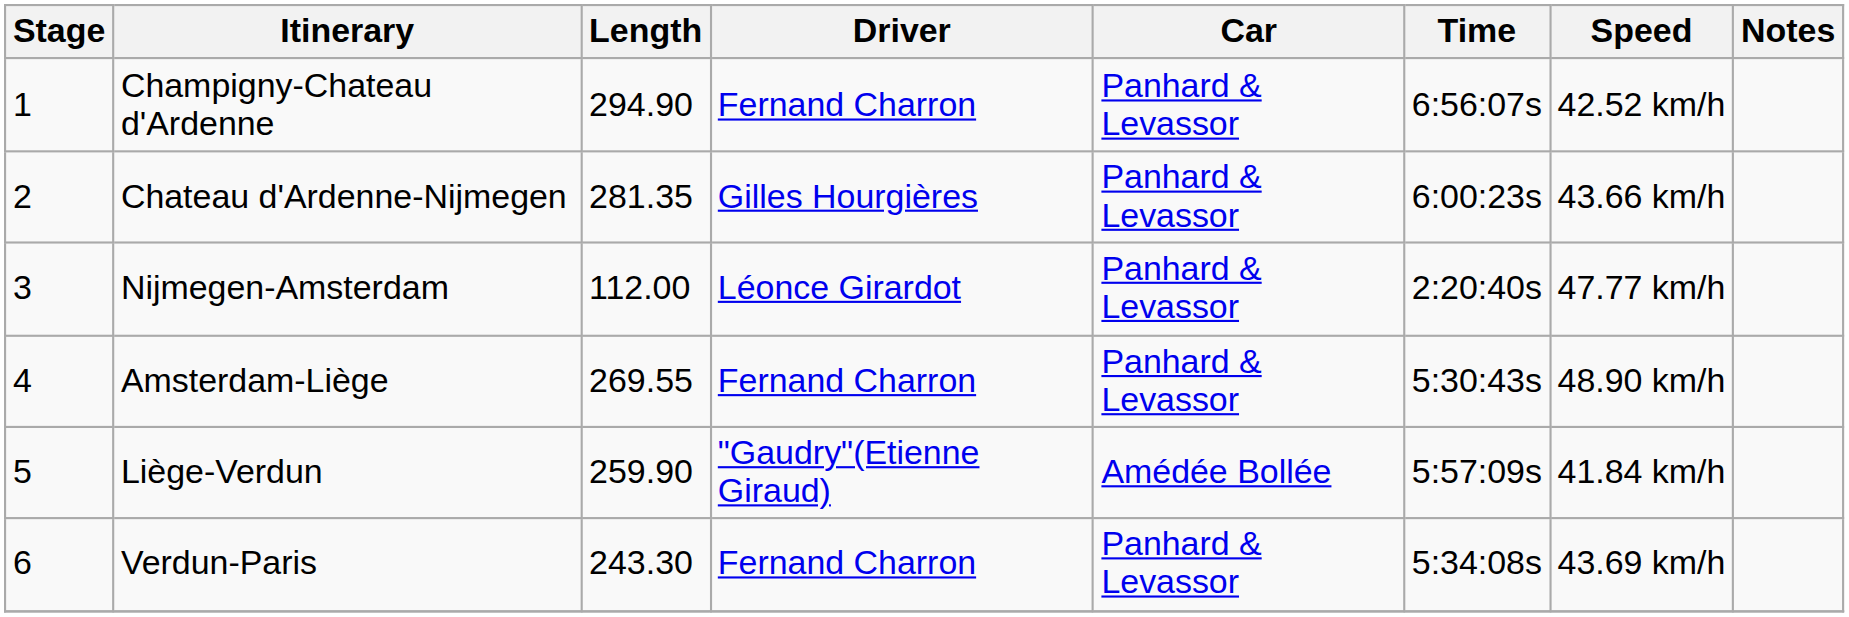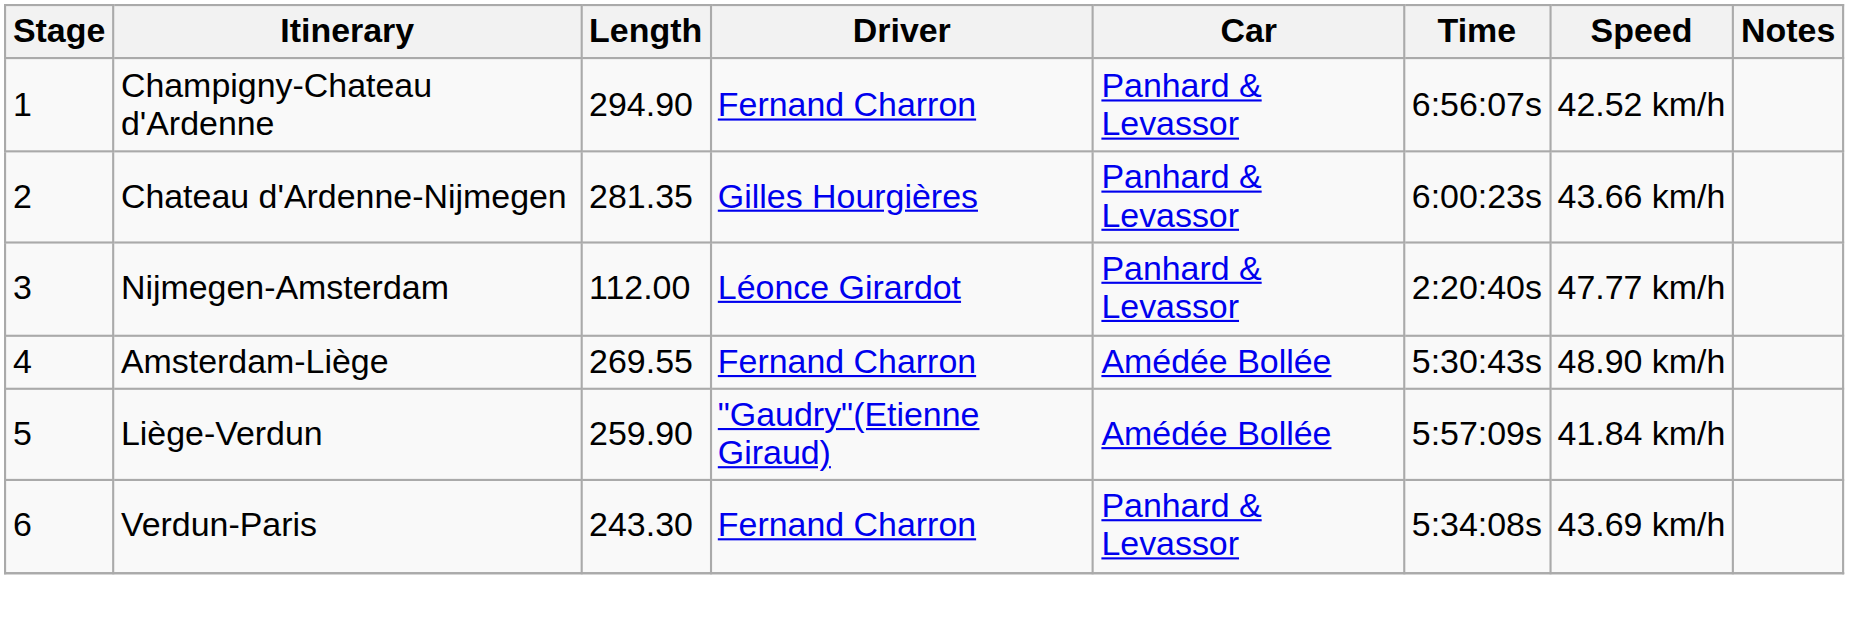(1182, 380) Panhard & Levassor -> (1216, 361) Amédée Bollée
